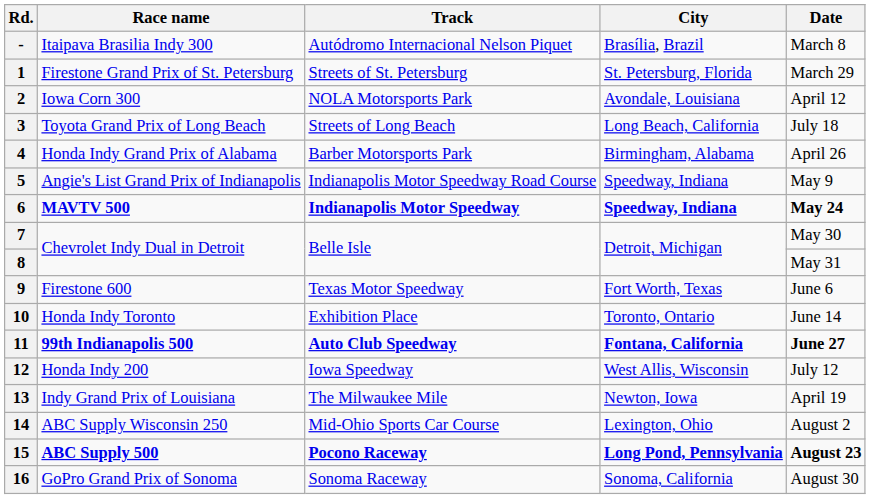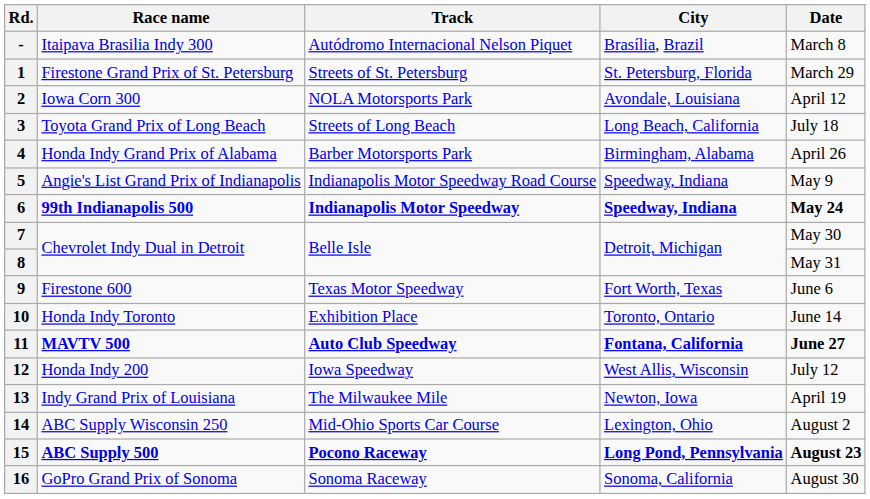(86, 207) MAVTV 500 -> (117, 207) 99th Indianapolis 500
(117, 343) 99th Indianapolis 500 -> (86, 343) MAVTV 500
